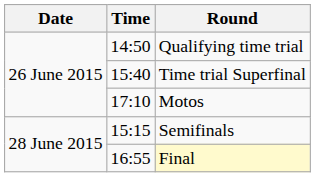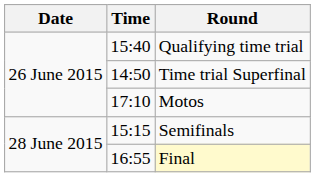(131, 46) 14:50 -> (131, 46) 15:40
(131, 74) 15:40 -> (131, 74) 14:50
